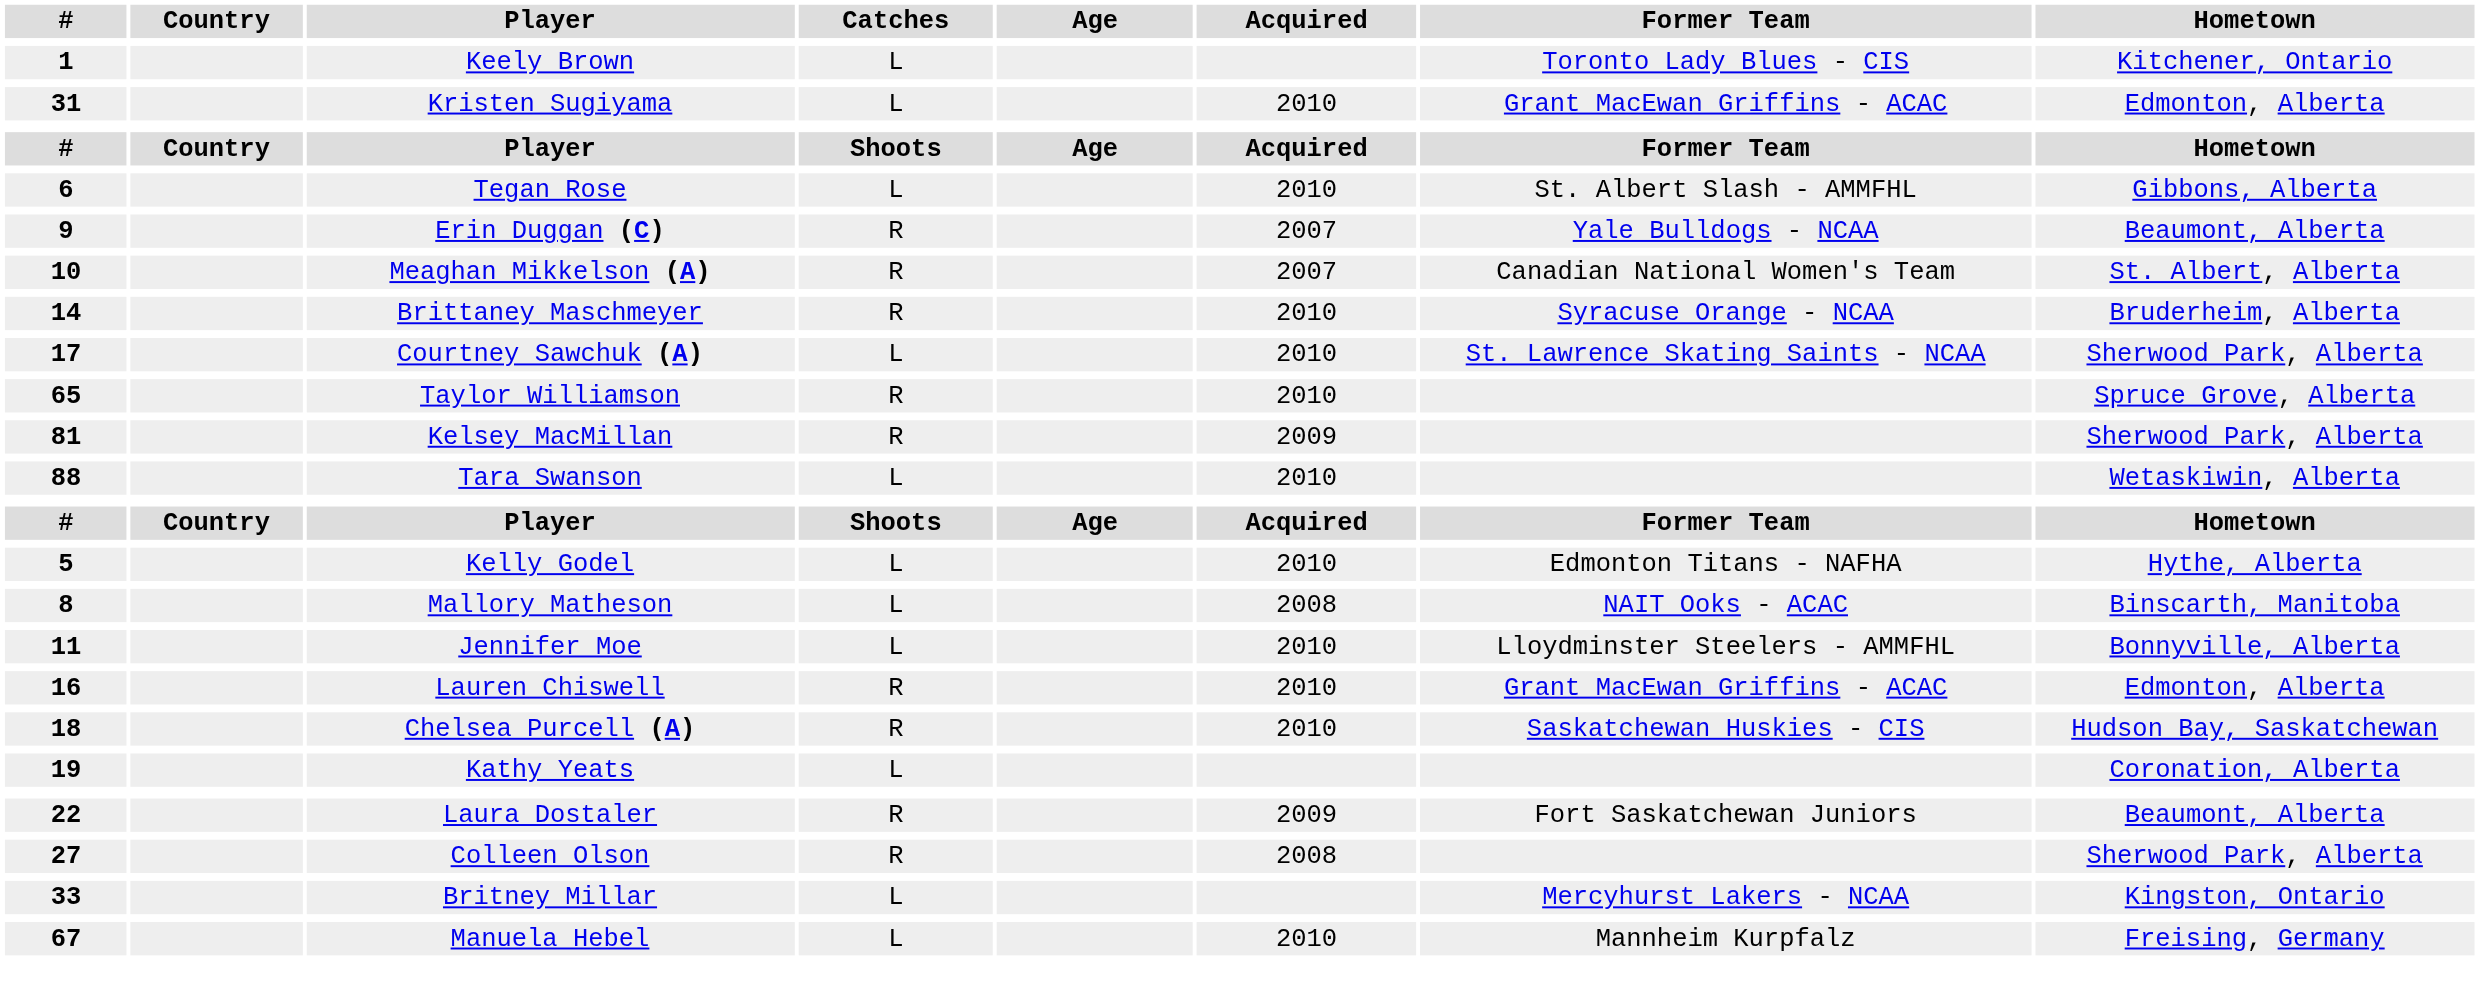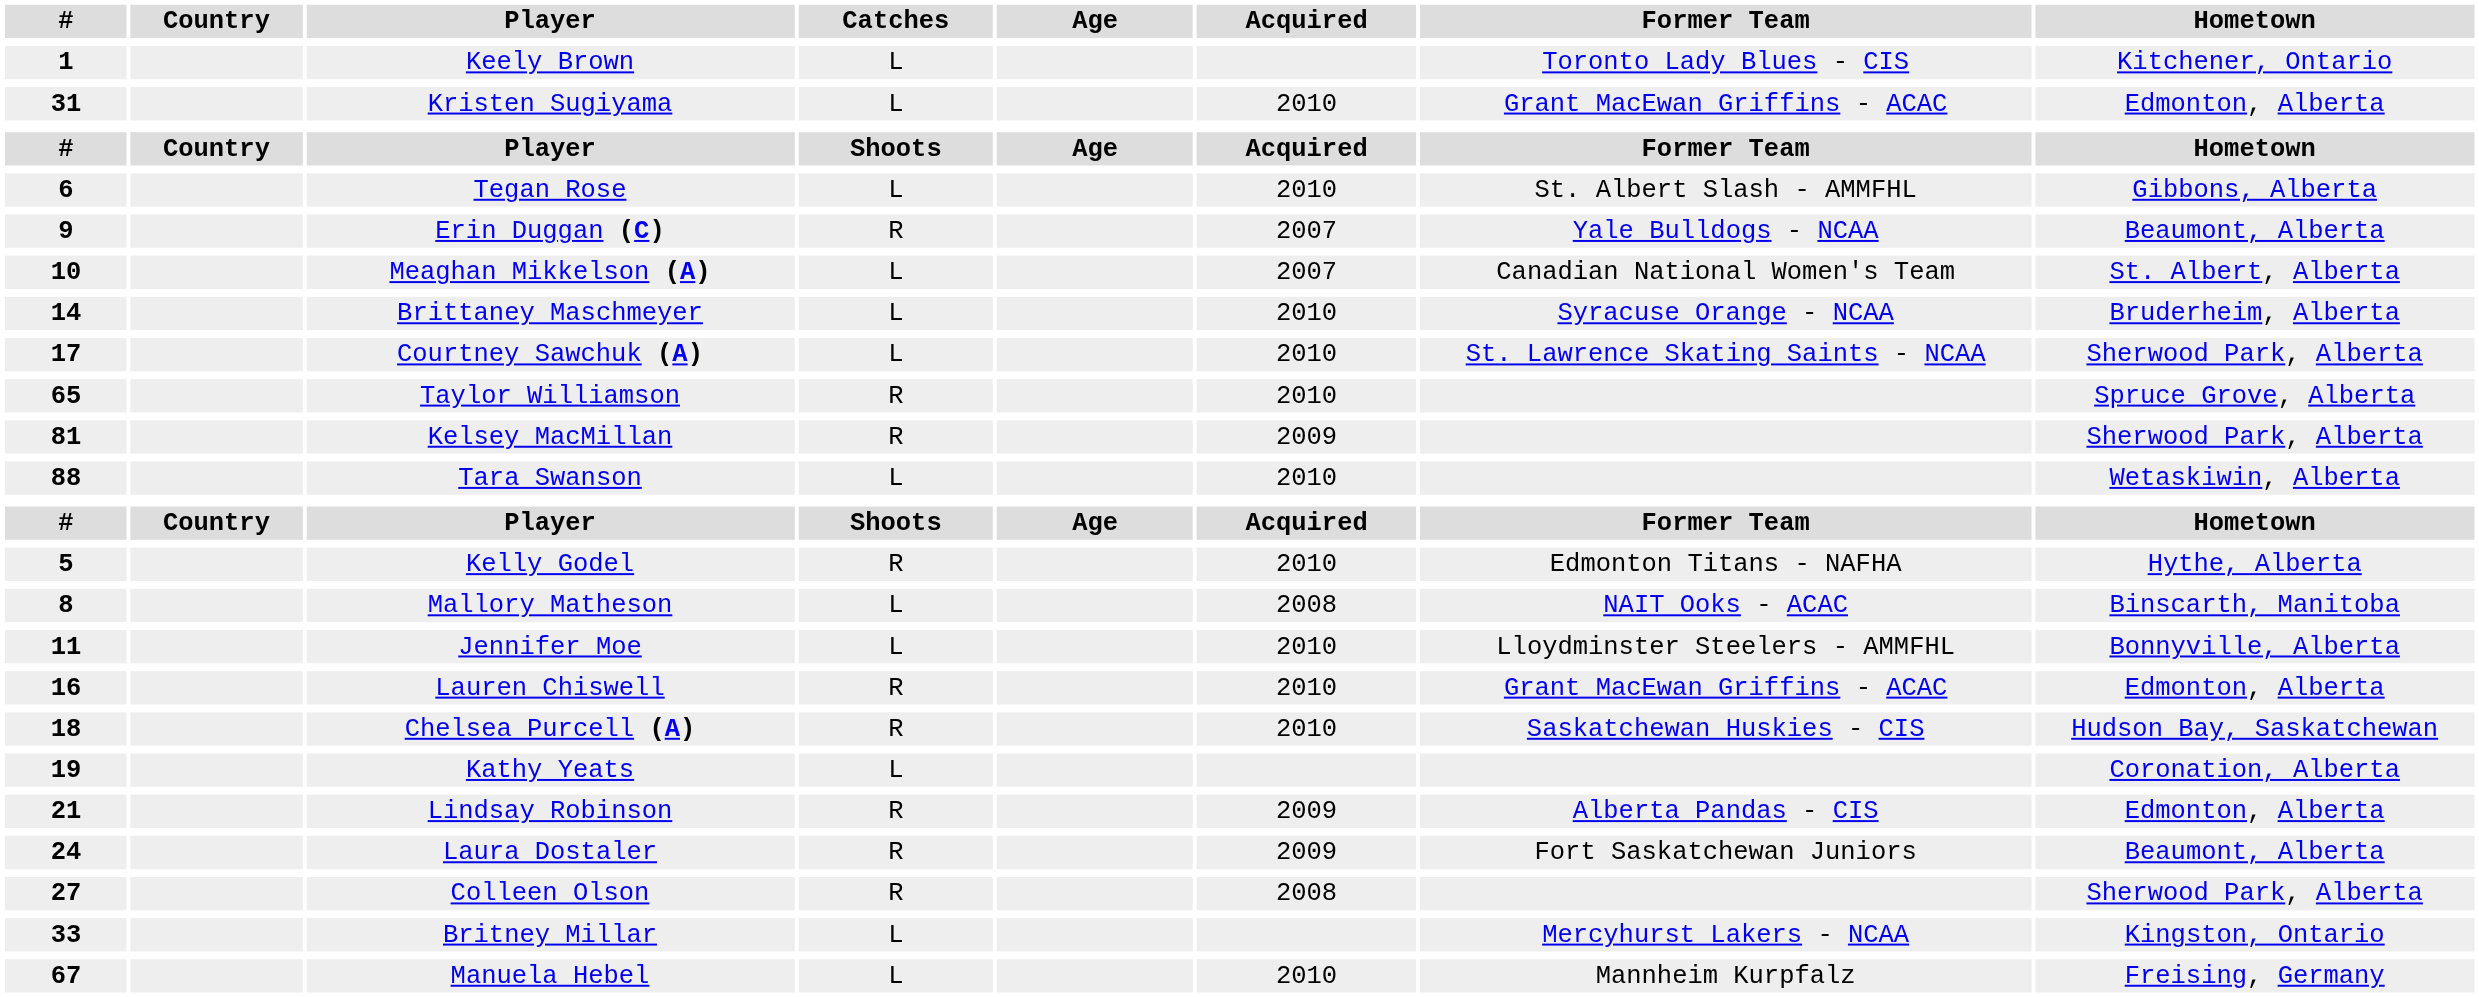(896, 272) R -> (896, 272) L
(896, 313) R -> (896, 313) L
(896, 564) L -> (896, 564) R
+ row: (550, 811)
(66, 815) 22 -> (66, 852) 24
